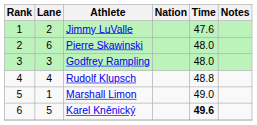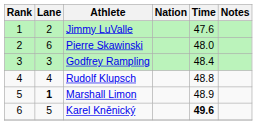(204, 62) 48.0 -> (204, 62) 48.4
(49, 95) normal -> (49, 95) bold
(204, 95) 49.0 -> (204, 95) 48.9
